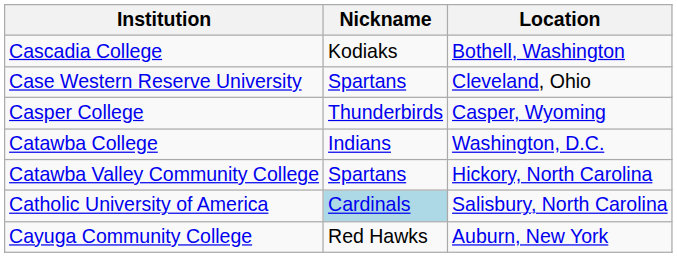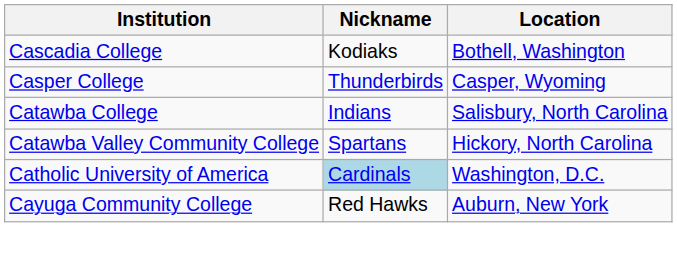- row: (155, 81)
(528, 143) Washington, D.C. -> (560, 112) Salisbury, North Carolina
(560, 205) Salisbury, North Carolina -> (528, 174) Washington, D.C.
